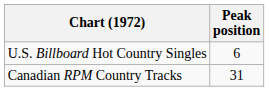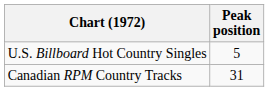(237, 53) 6 -> (237, 53) 5
